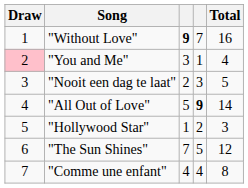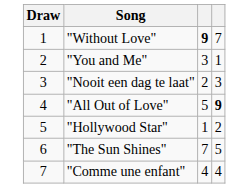- column: (225, 15)
(25, 60) pink background -> (43, 60) no background
